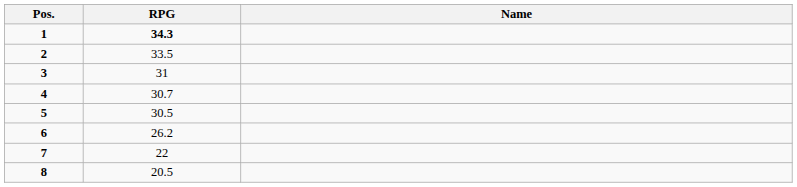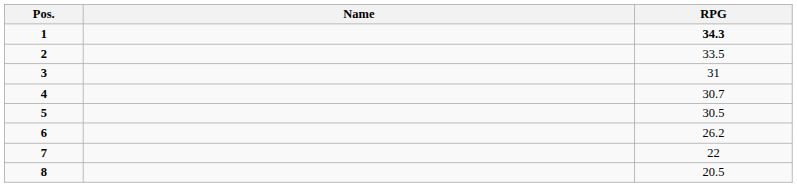columns swapped: (517, 14) <-> (162, 14)
